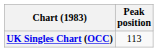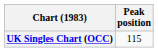(134, 39) 113 -> (134, 39) 115
